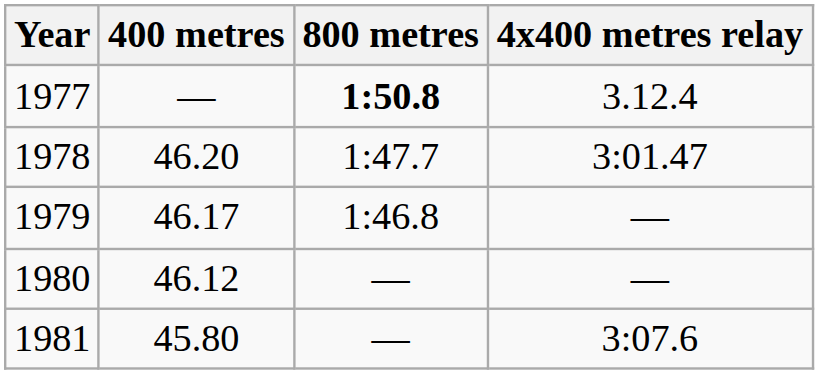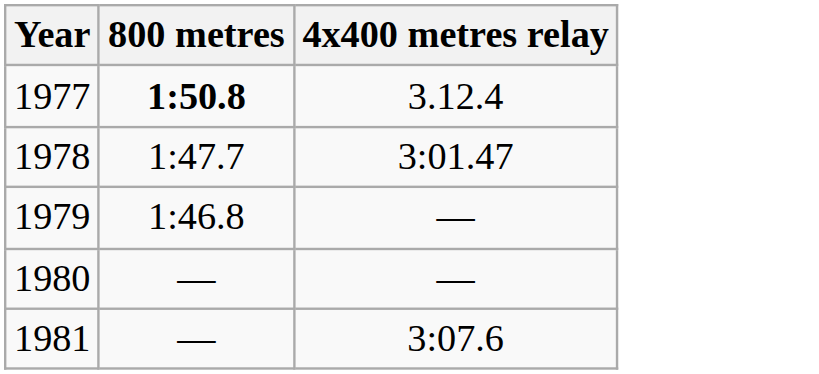- column: (196, 34)
